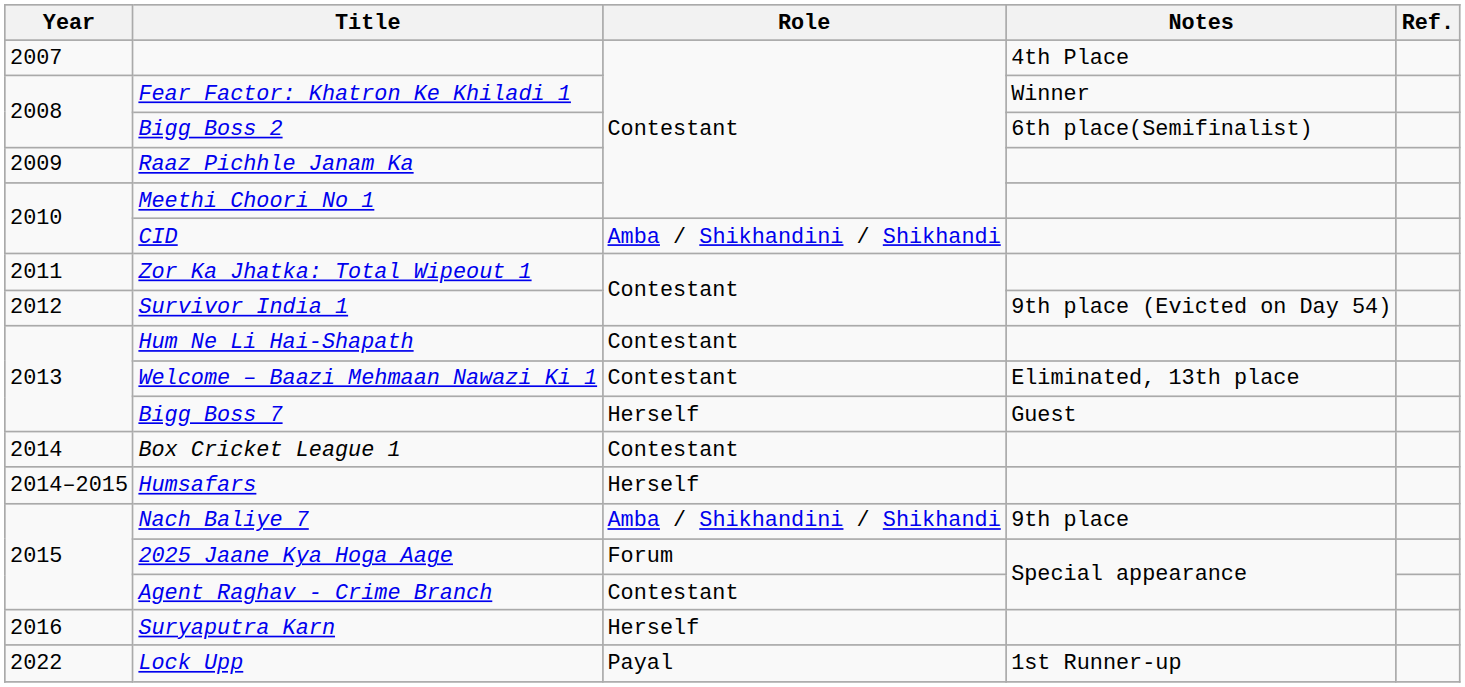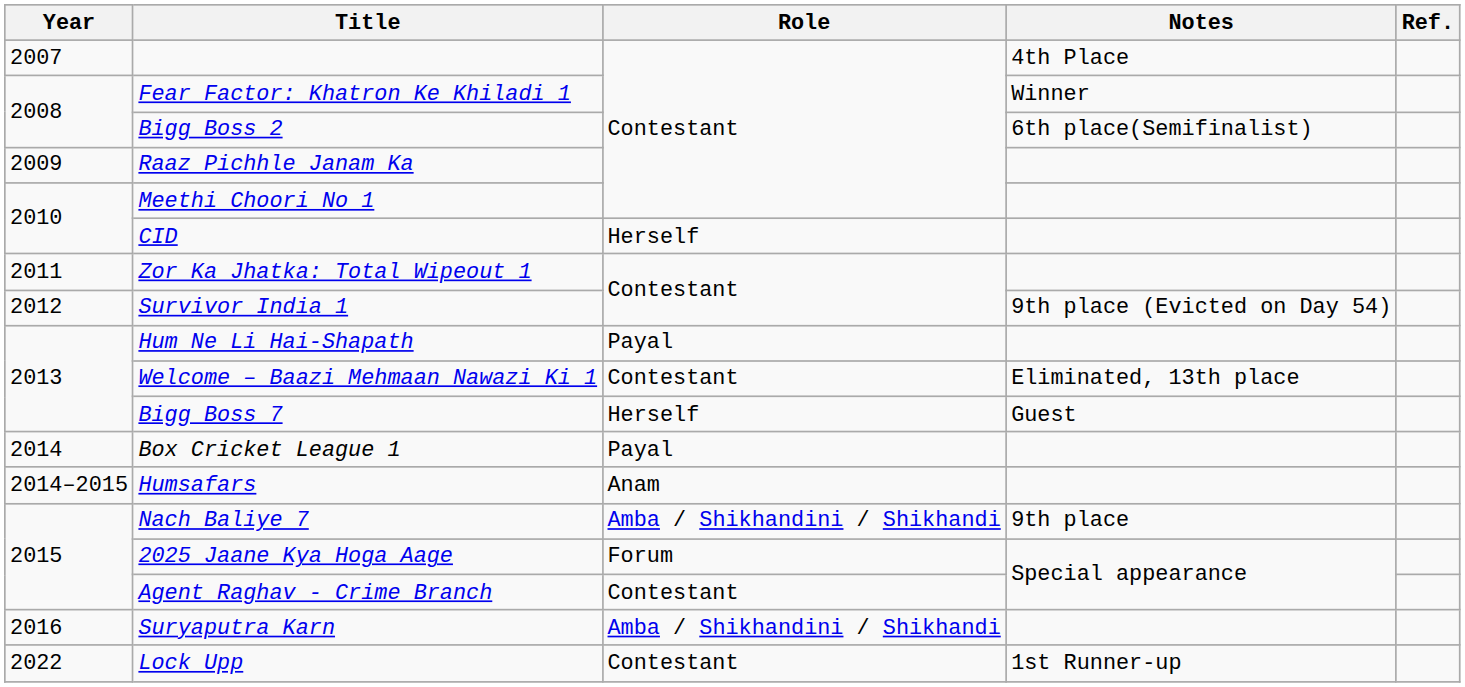(804, 236) Amba / Shikhandini / Shikhandi -> (653, 236) Herself
(673, 343) Contestant -> (640, 343) Payal
(673, 450) Contestant -> (640, 450) Payal
(653, 485) Herself -> (634, 485) Anam
(653, 628) Herself -> (804, 628) Amba / Shikhandini / Shikhandi
(640, 663) Payal -> (673, 663) Contestant
